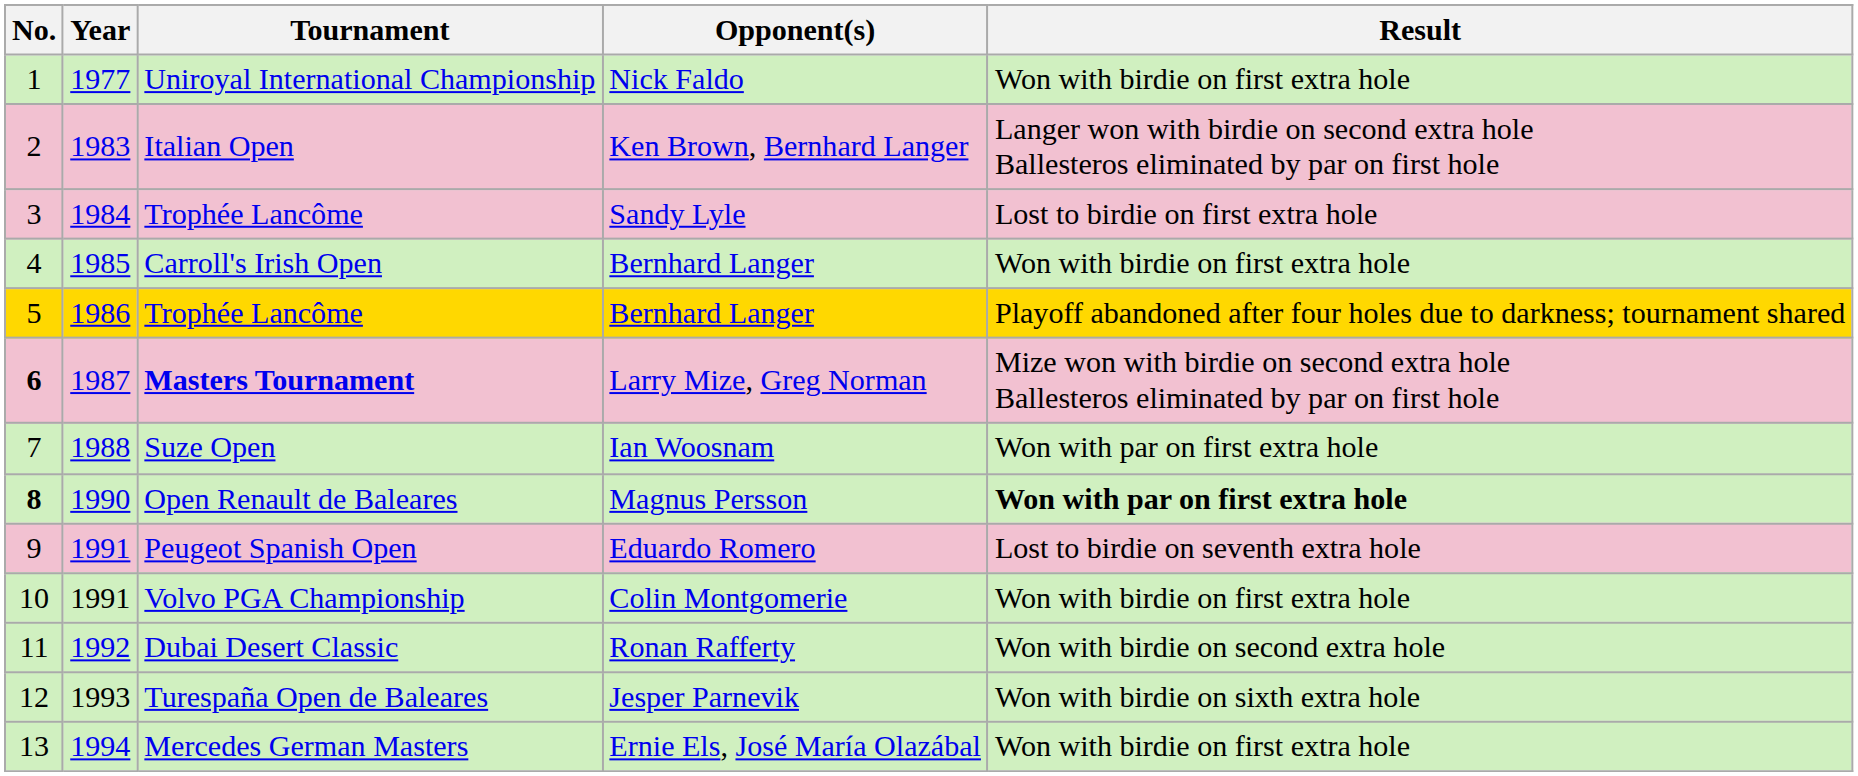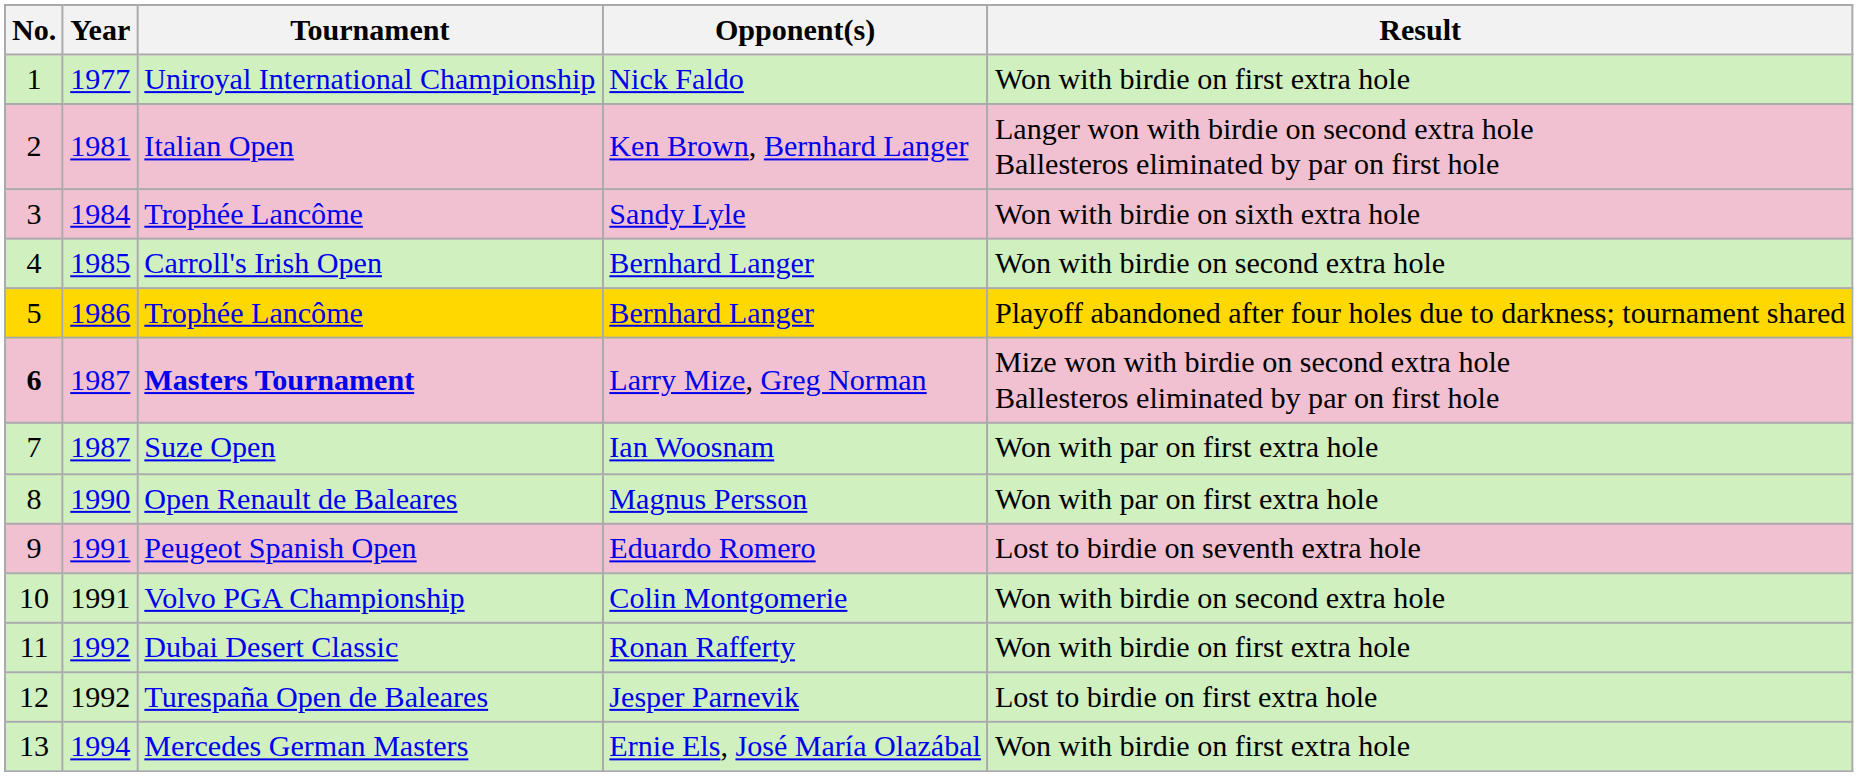(100, 146) 1983 -> (100, 146) 1981
(1186, 214) Lost to birdie on first extra hole -> (1208, 214) Won with birdie on sixth extra hole
(1203, 263) Won with birdie on first extra hole -> (1220, 263) Won with birdie on second extra hole
(100, 448) 1988 -> (100, 448) 1987
(34, 497) bold -> (34, 497) normal
(1201, 497) bold -> (1187, 497) normal
(1203, 597) Won with birdie on first extra hole -> (1220, 597) Won with birdie on second extra hole
(1220, 646) Won with birdie on second extra hole -> (1203, 646) Won with birdie on first extra hole
(100, 696) 1993 -> (100, 696) 1992
(1208, 696) Won with birdie on sixth extra hole -> (1186, 696) Lost to birdie on first extra hole
